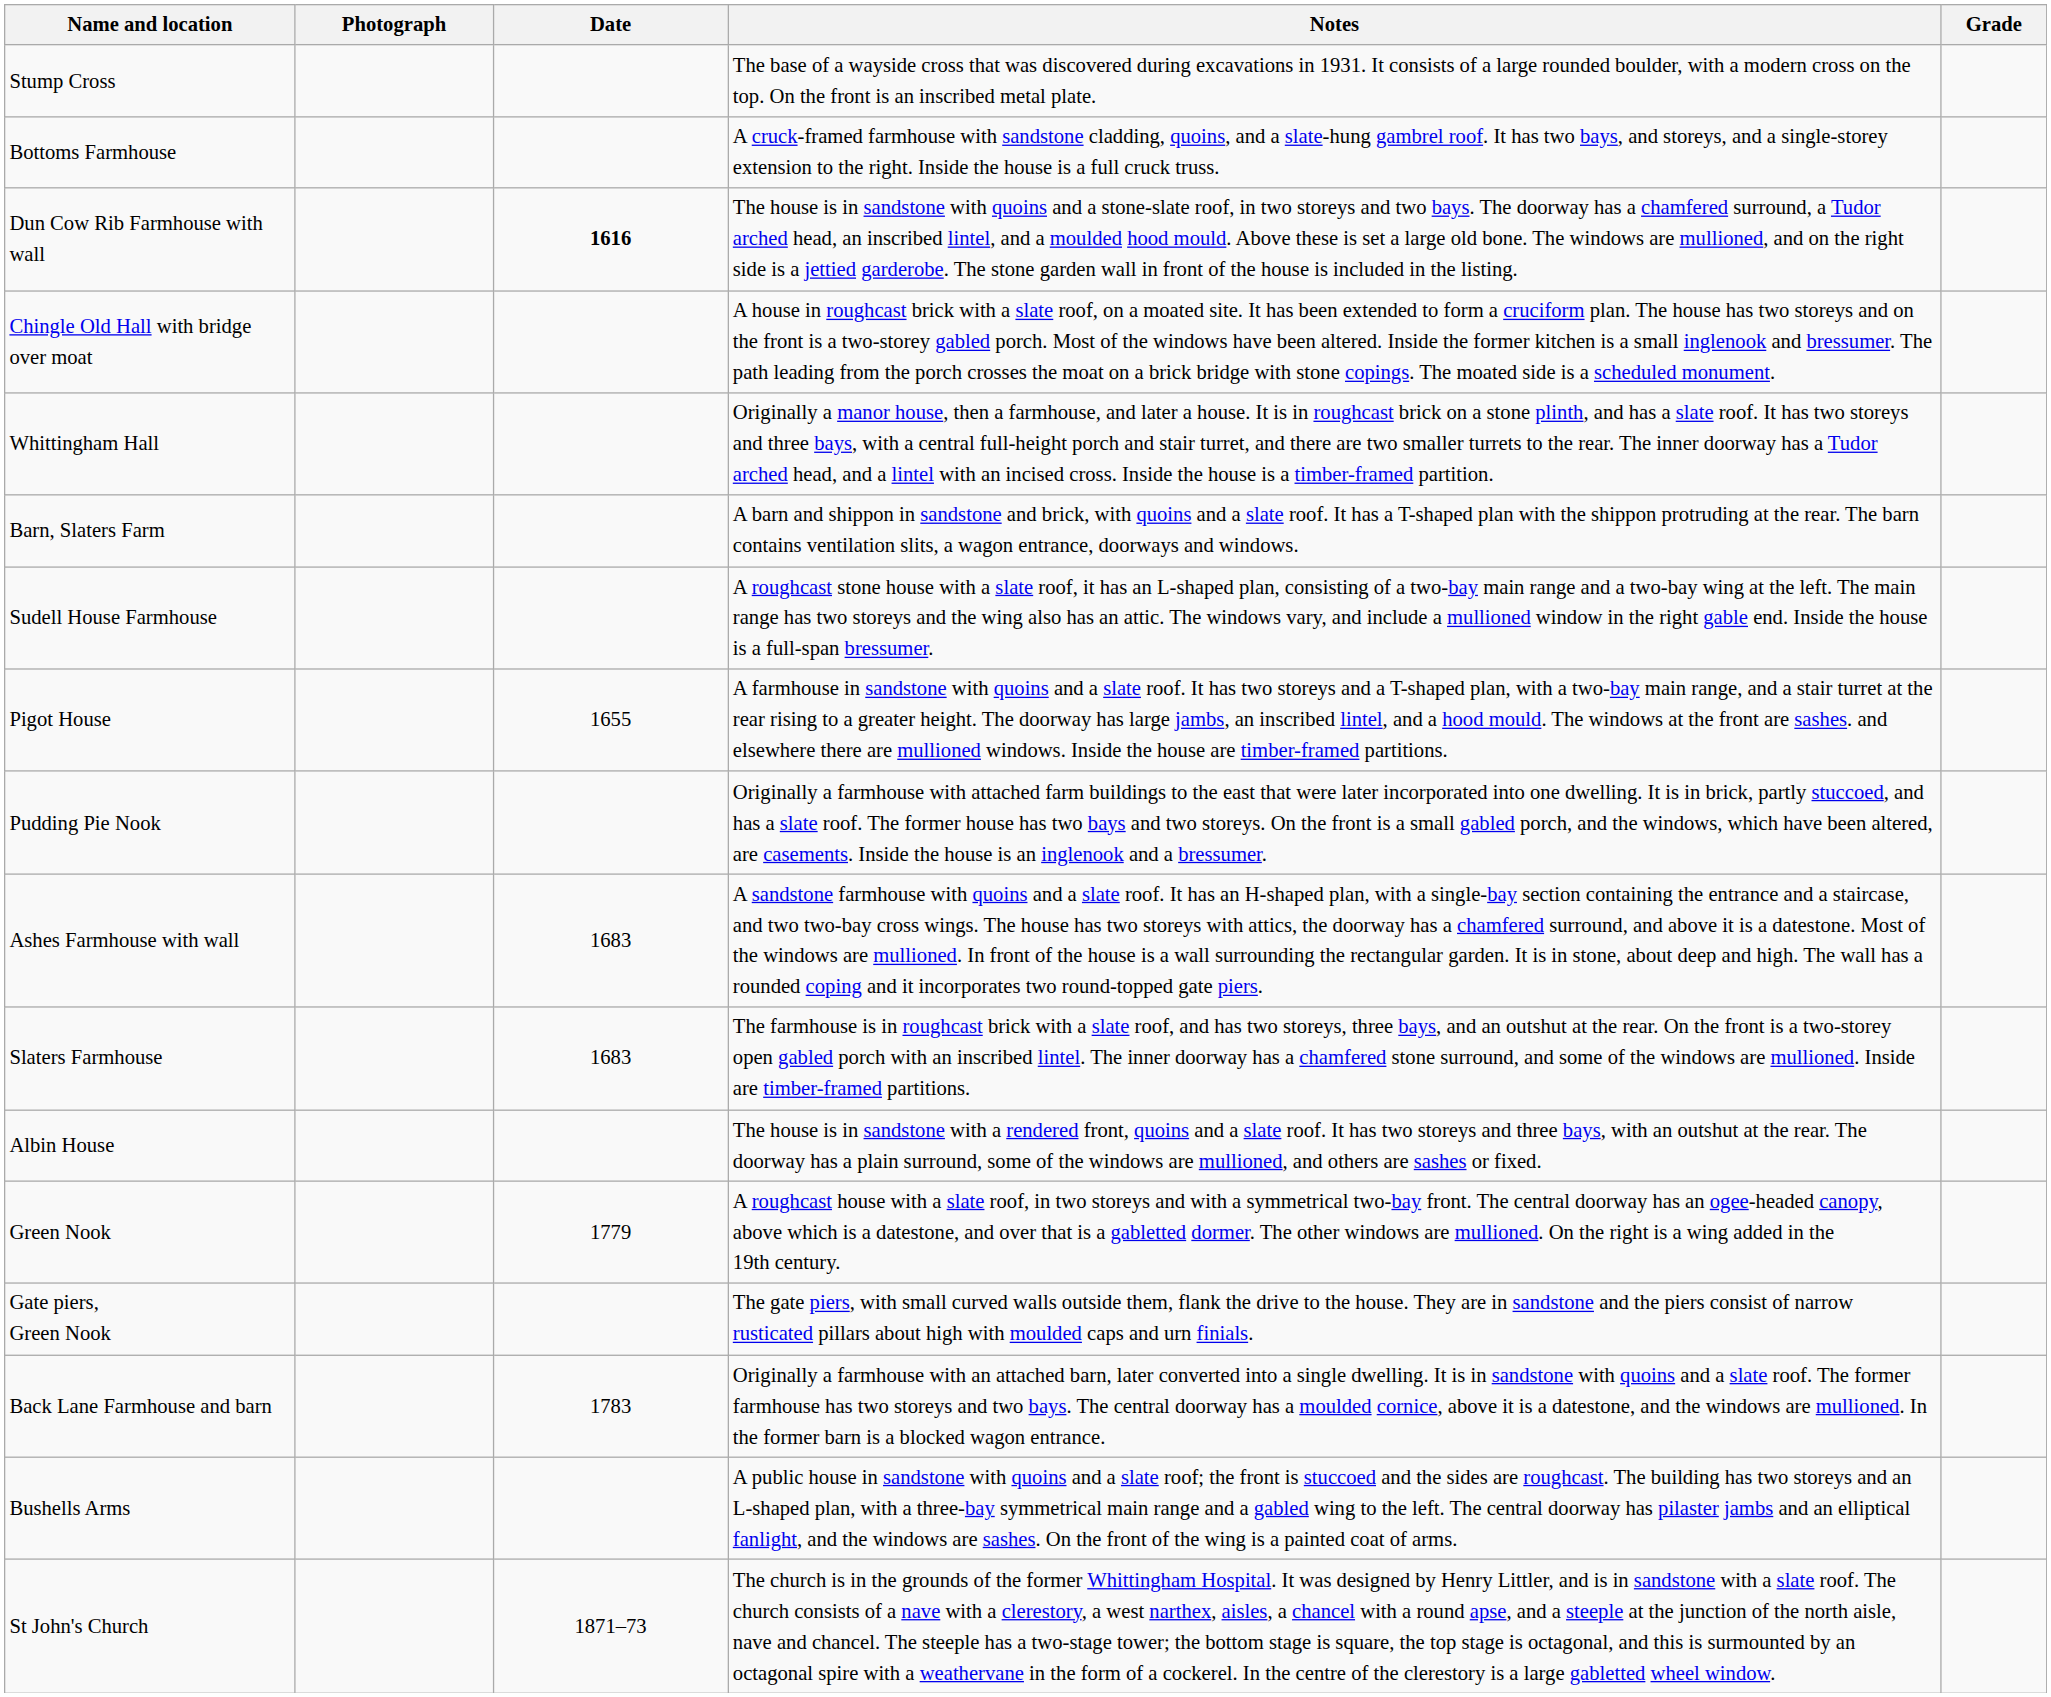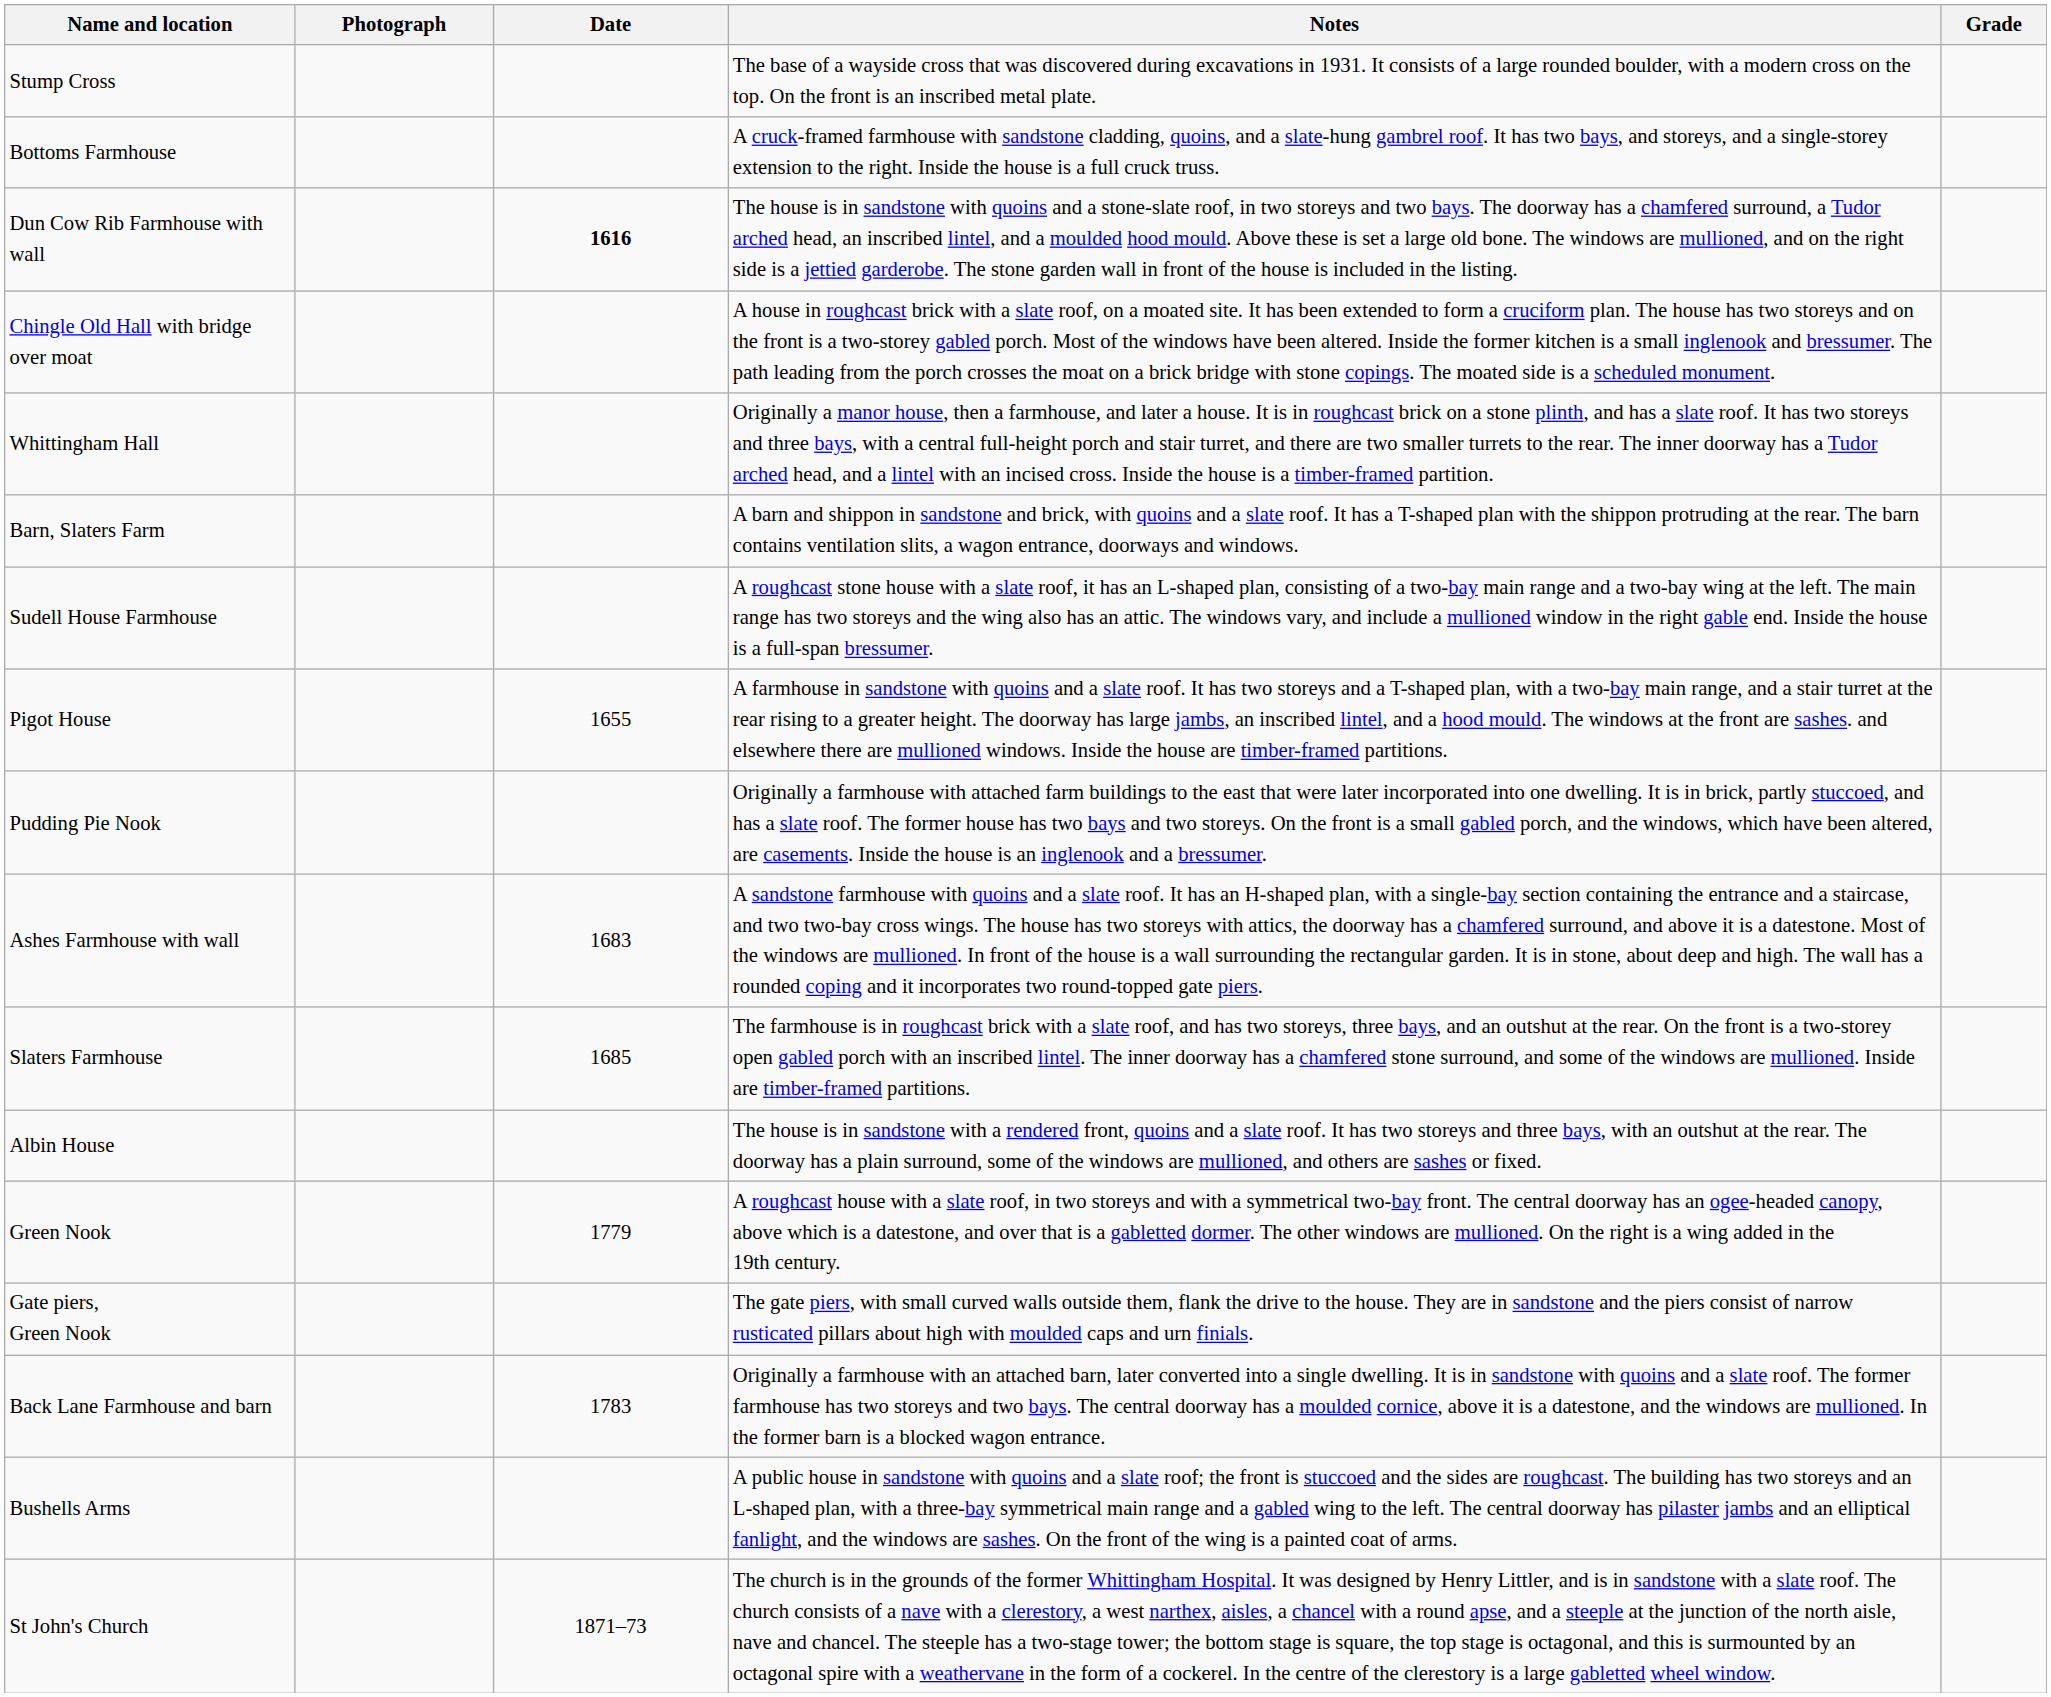(611, 1058) 1683 -> (611, 1058) 1685
